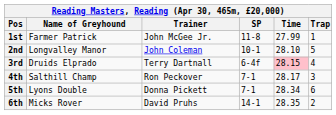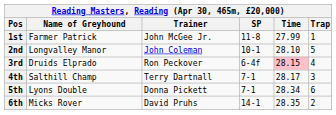(178, 63) Terry Dartnall -> (173, 63) Ron Peckover
(173, 77) Ron Peckover -> (178, 77) Terry Dartnall
